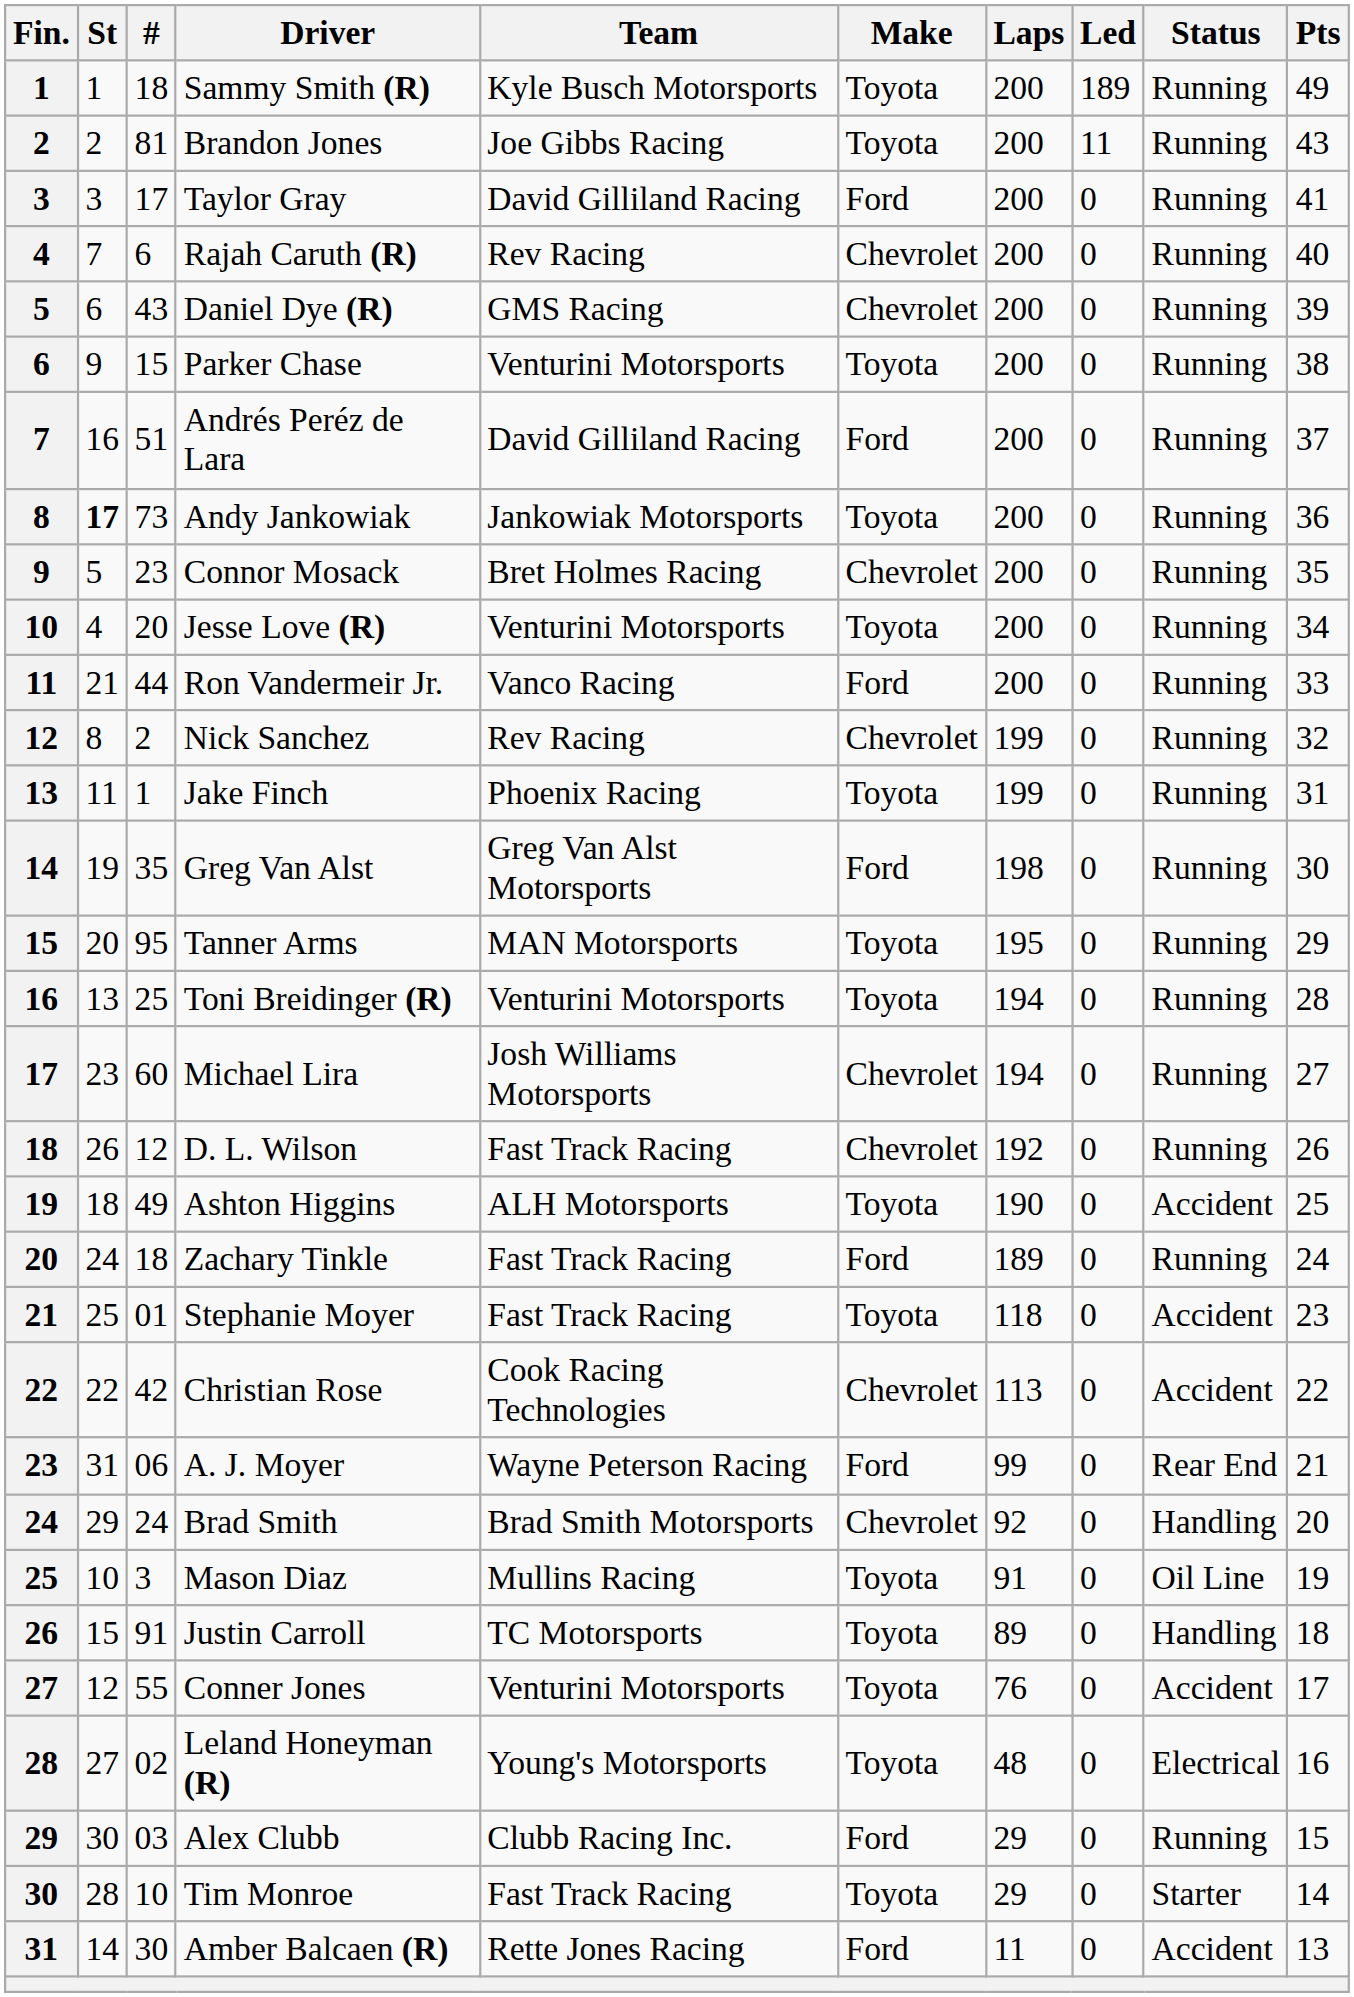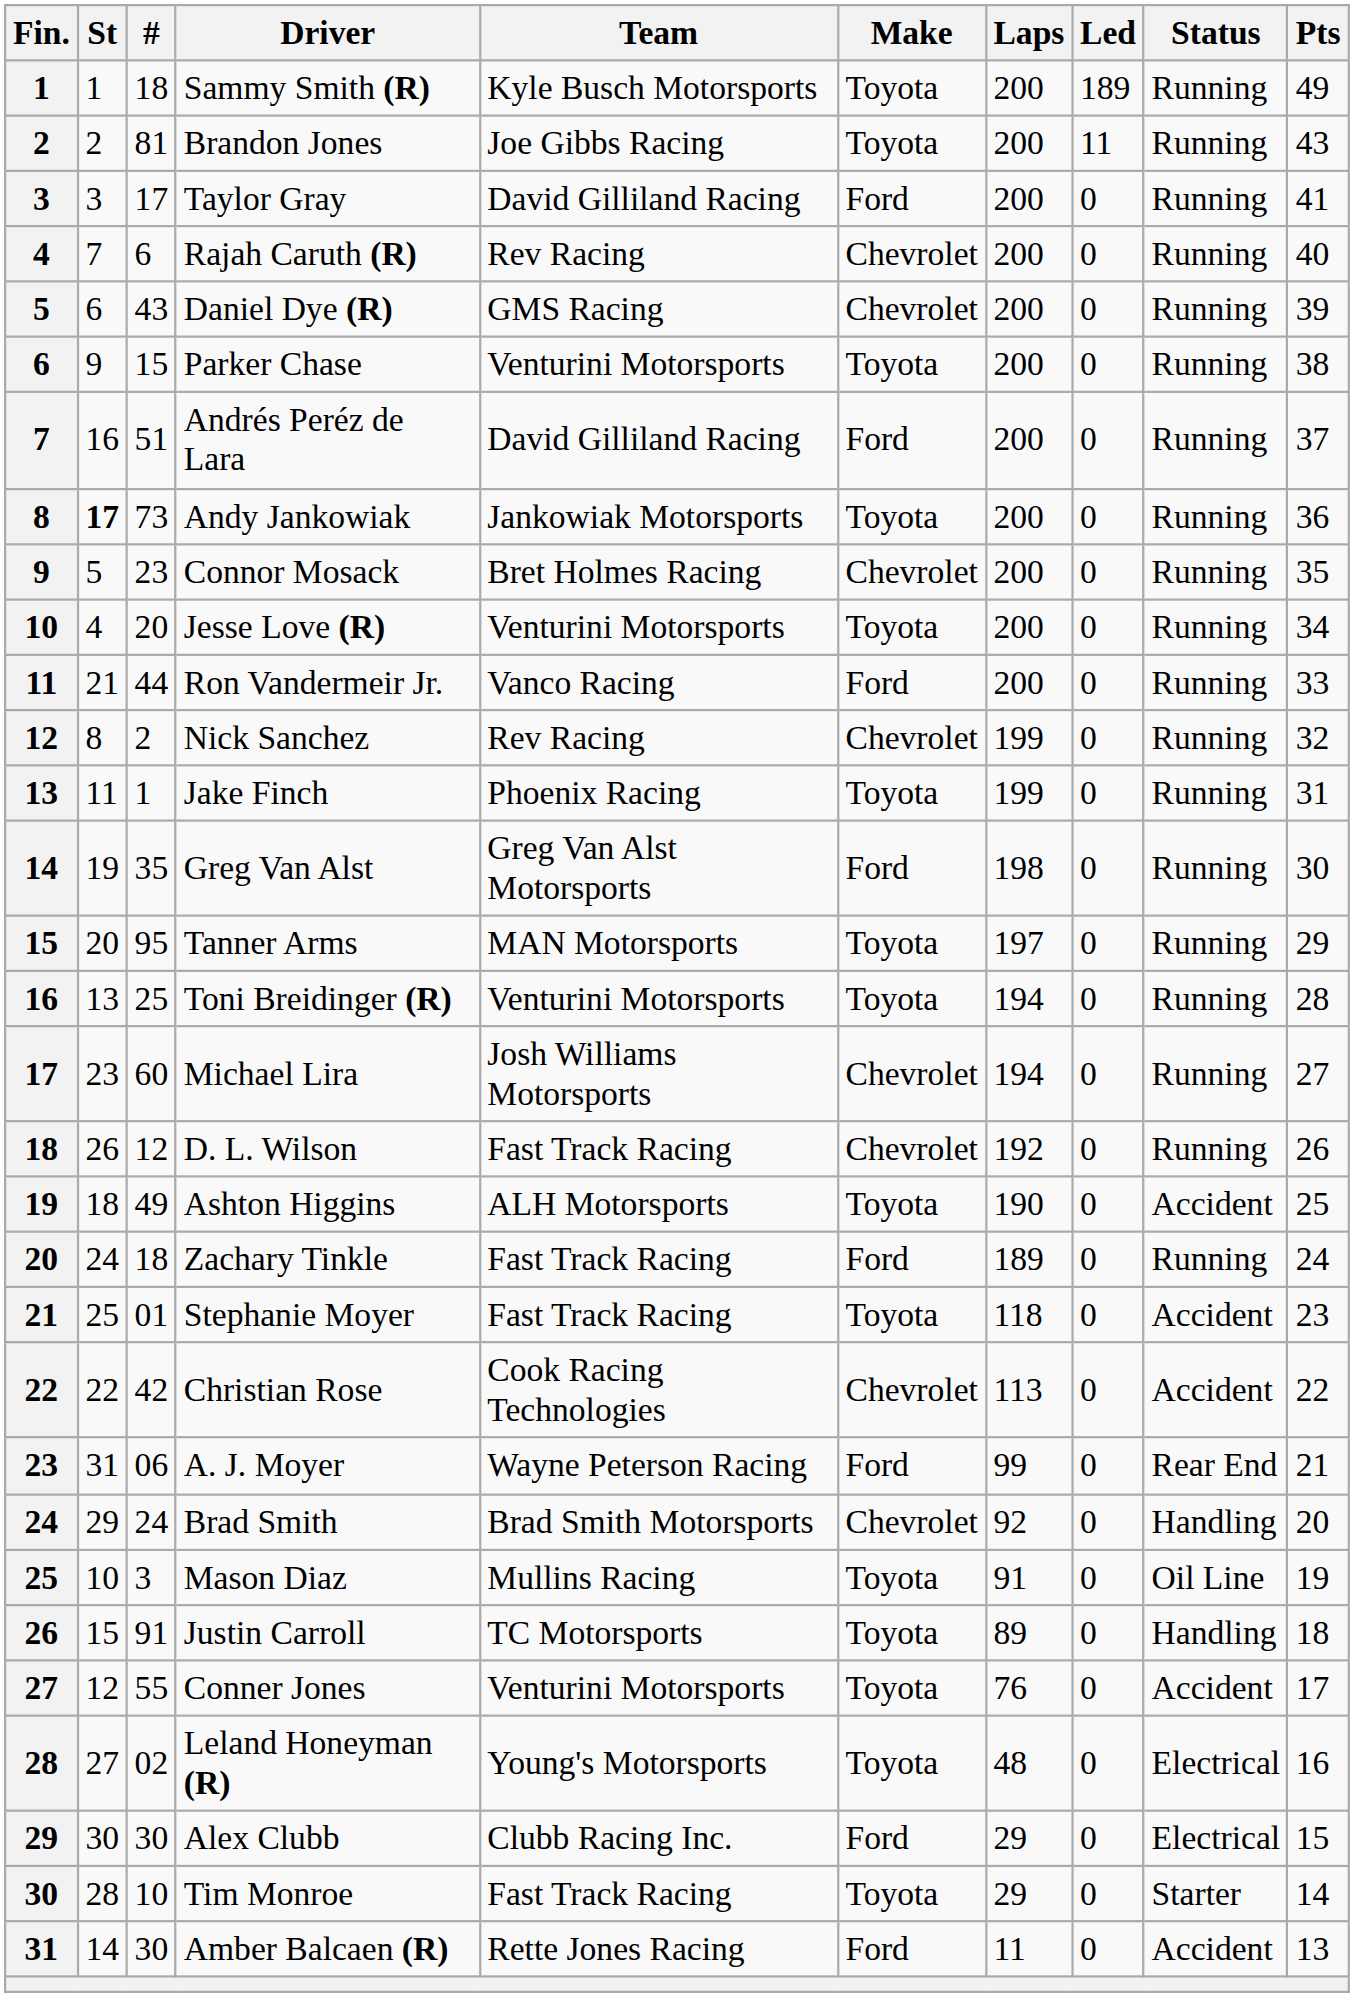(1019, 942) 195 -> (1019, 942) 197
(151, 1837) 03 -> (151, 1837) 30
(1209, 1837) Running -> (1216, 1837) Electrical
